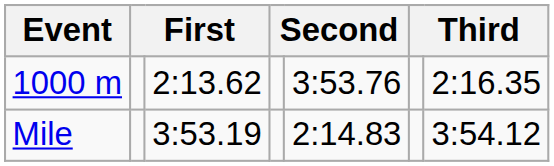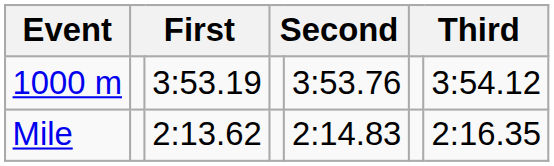(207, 82) 2:13.62 -> (207, 82) 3:53.19
(486, 82) 2:16.35 -> (486, 82) 3:54.12
(207, 134) 3:53.19 -> (207, 134) 2:13.62
(486, 134) 3:54.12 -> (486, 134) 2:16.35
